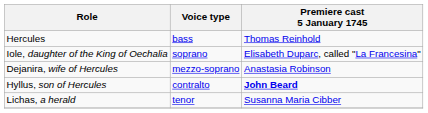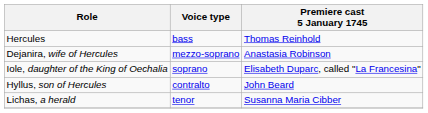rows swapped: (62, 69) <-> (87, 54)
(271, 85) bold -> (269, 85) normal
